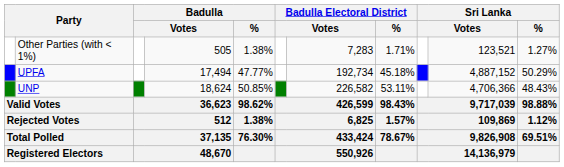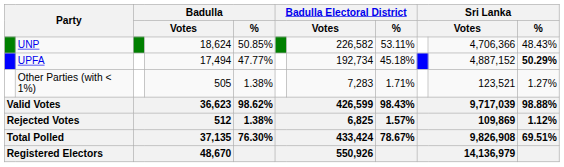rows swapped: (29, 89) <-> (65, 50)
(539, 72) normal -> (539, 61) bold
